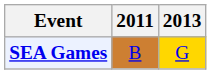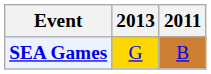columns swapped: (135, 20) <-> (182, 20)
